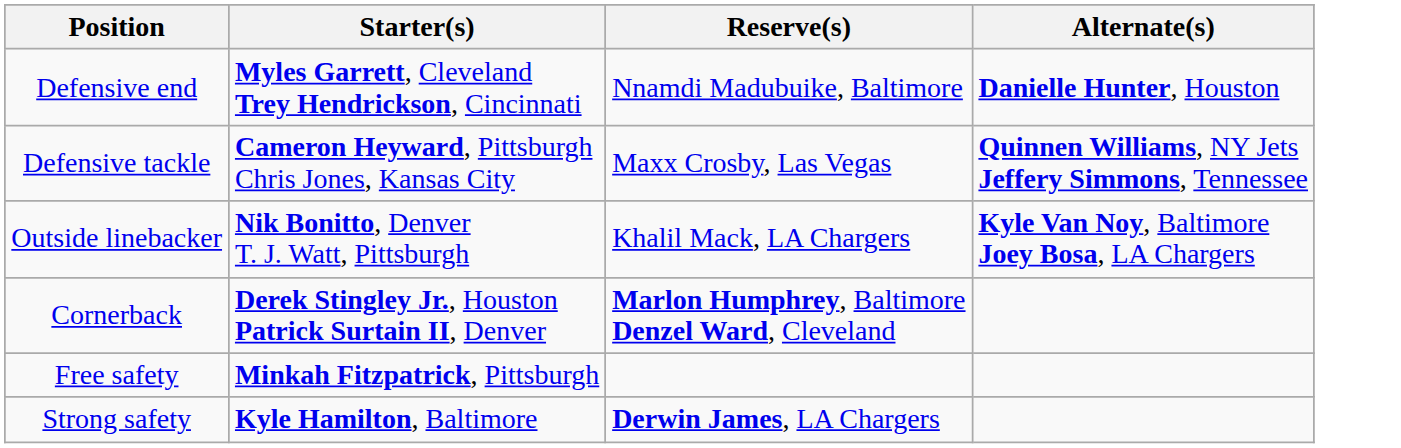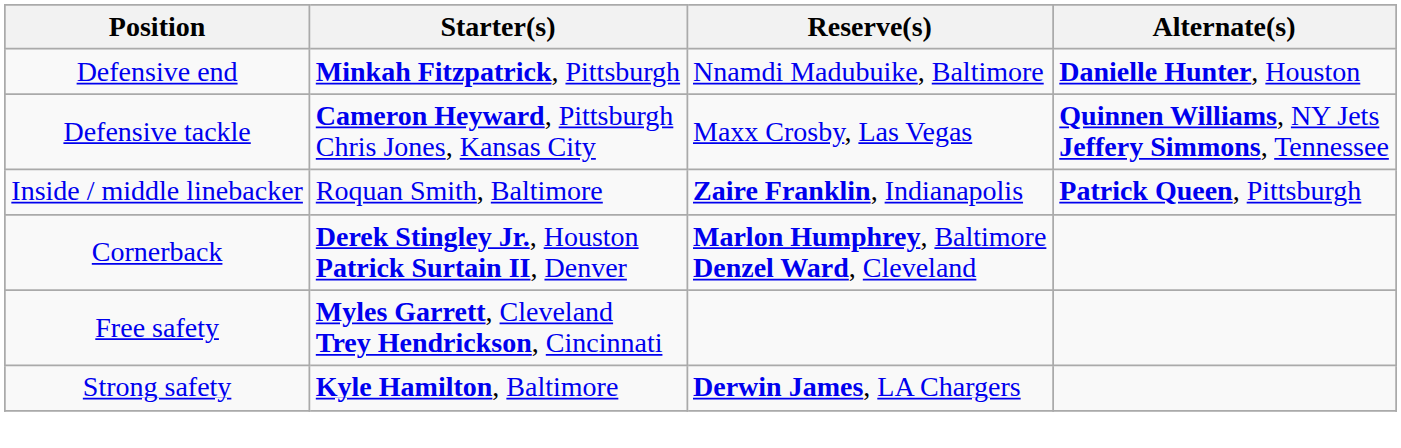(408, 86) Myles Garrett, Cleveland Trey Hendrickson, Cincinnati -> (498, 71) Minkah Fitzpatrick, Pittsburgh
- row: (117, 238)
+ row: (157, 191)
(417, 374) Minkah Fitzpatrick, Pittsburgh -> (489, 327) Myles Garrett, Cleveland Trey Hendrickson, Cincinnati
